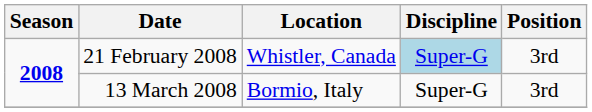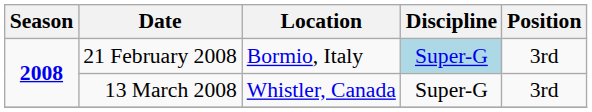(321, 55) Whistler, Canada -> (305, 55) Bormio, Italy
(305, 90) Bormio, Italy -> (321, 90) Whistler, Canada
